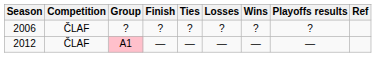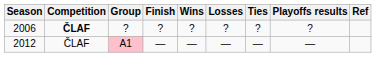columns swapped: (256, 12) <-> (190, 12)
(77, 28) normal -> (77, 28) bold
